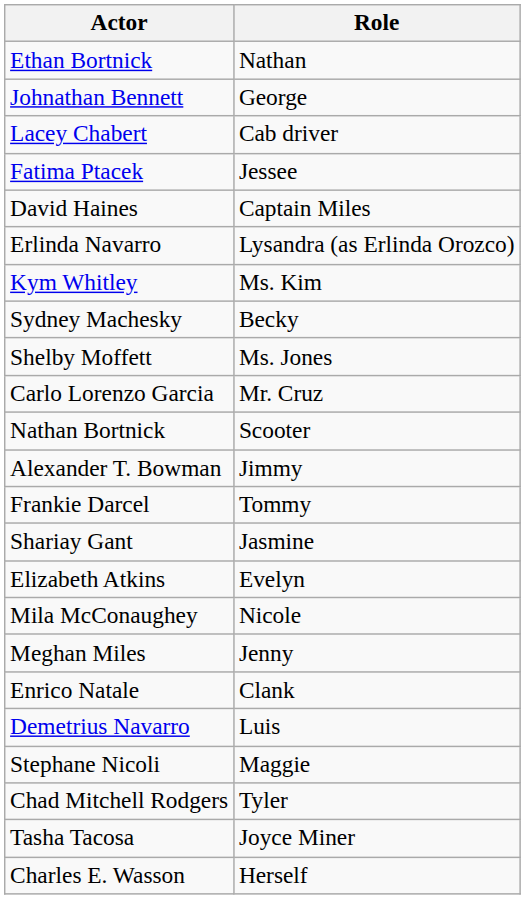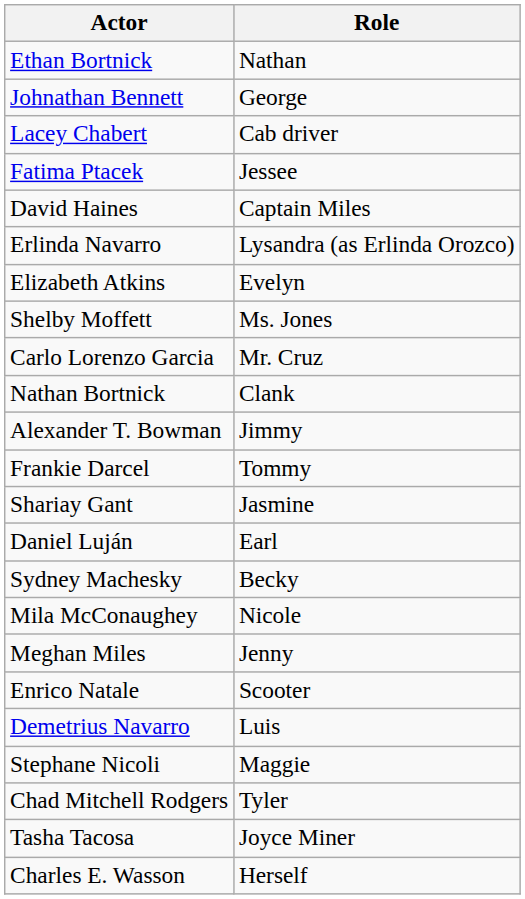- row: (74, 282)
rows swapped: (88, 578) <-> (96, 319)
(275, 430) Scooter -> (267, 393) Clank
+ row: (71, 541)
(267, 689) Clank -> (275, 689) Scooter
